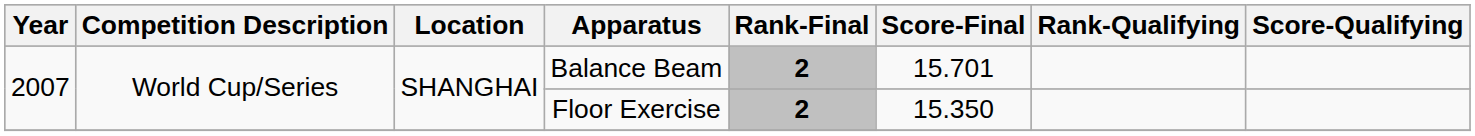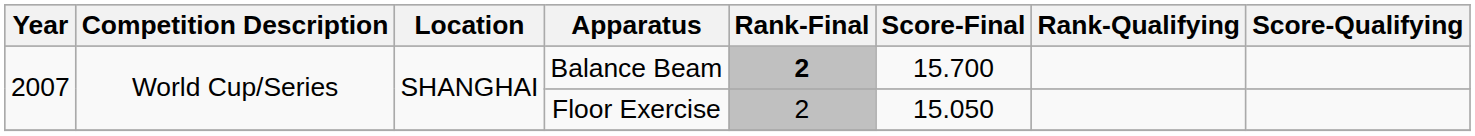(953, 67) 15.701 -> (953, 67) 15.700
(802, 109) bold -> (802, 109) normal
(953, 109) 15.350 -> (953, 109) 15.050
